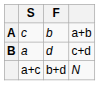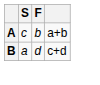- row: (76, 70)
